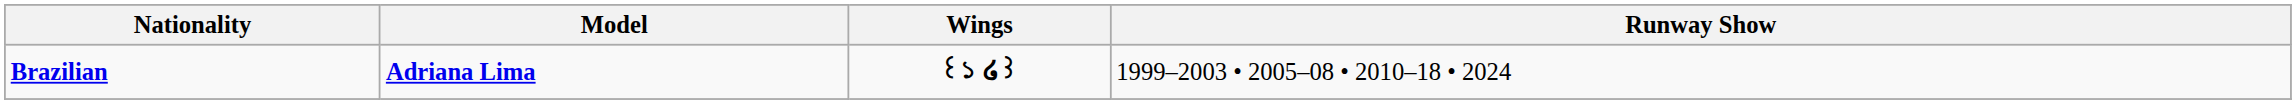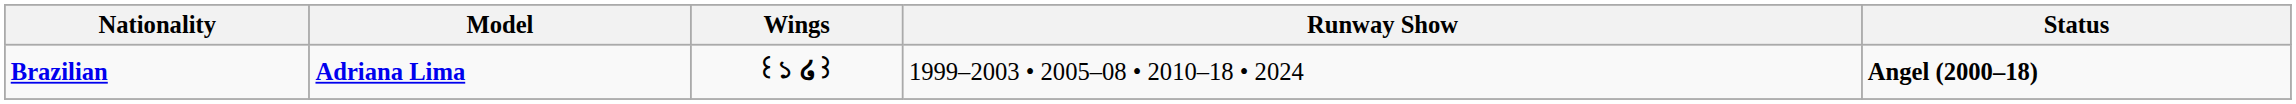+ column: (2076, 24)
